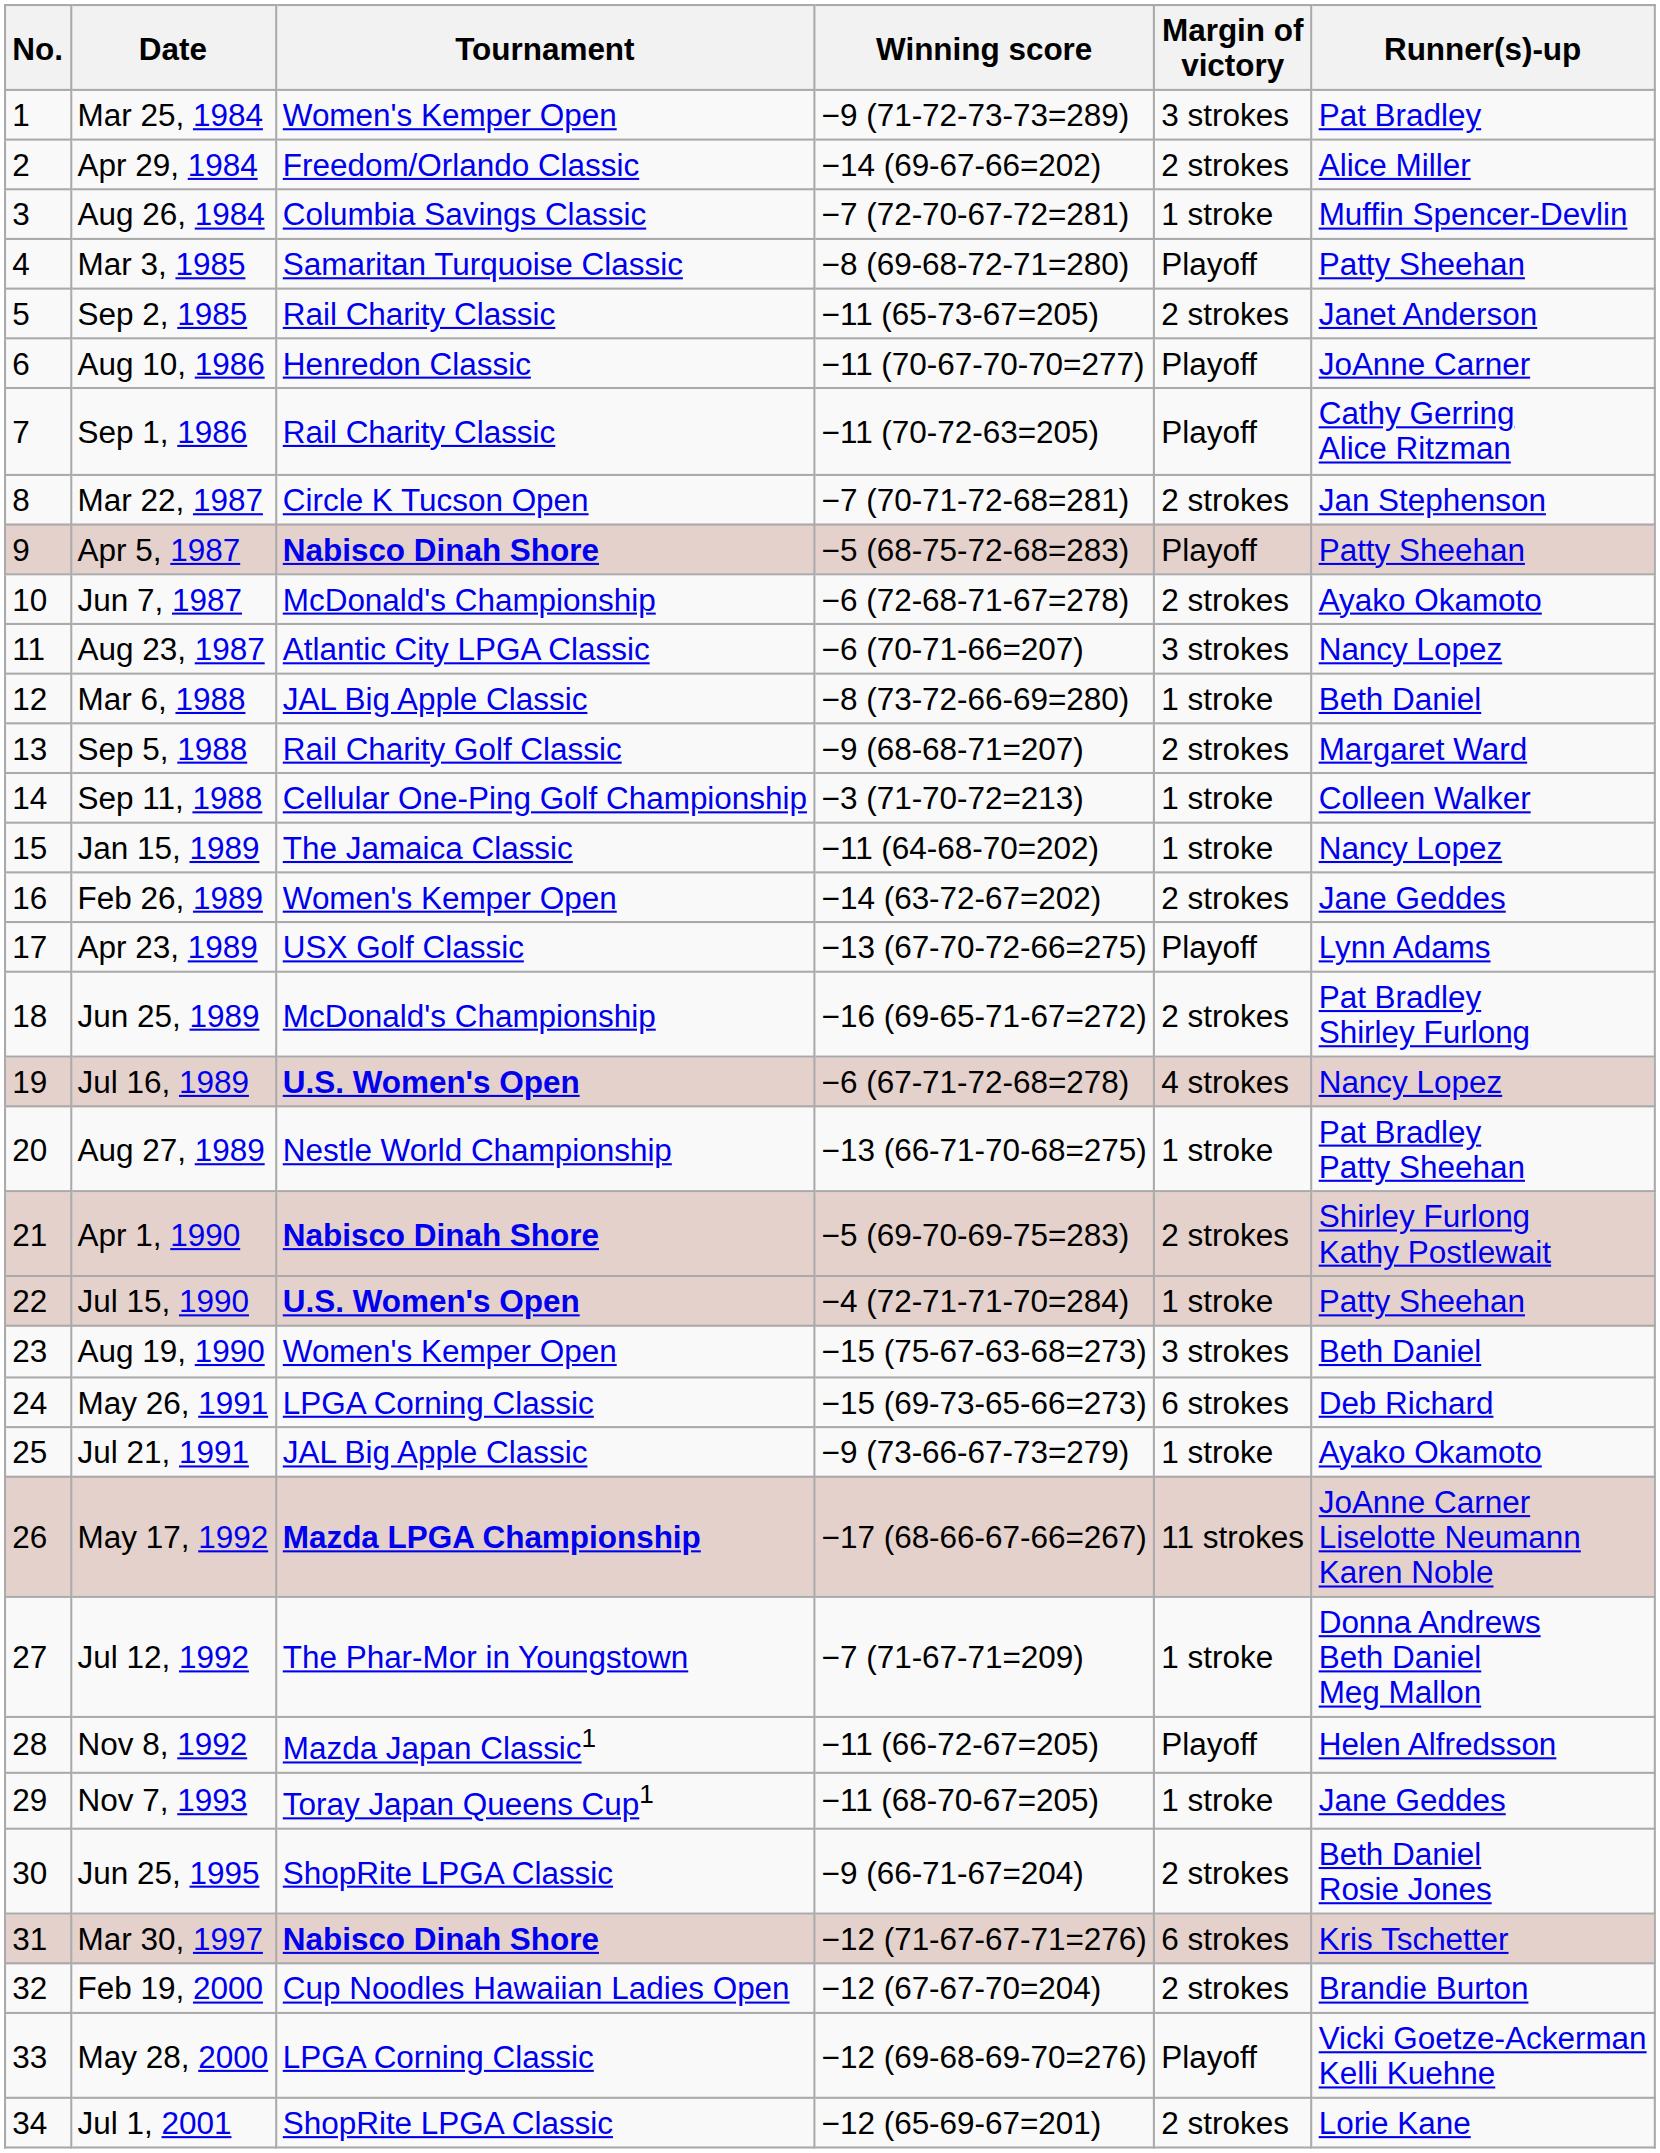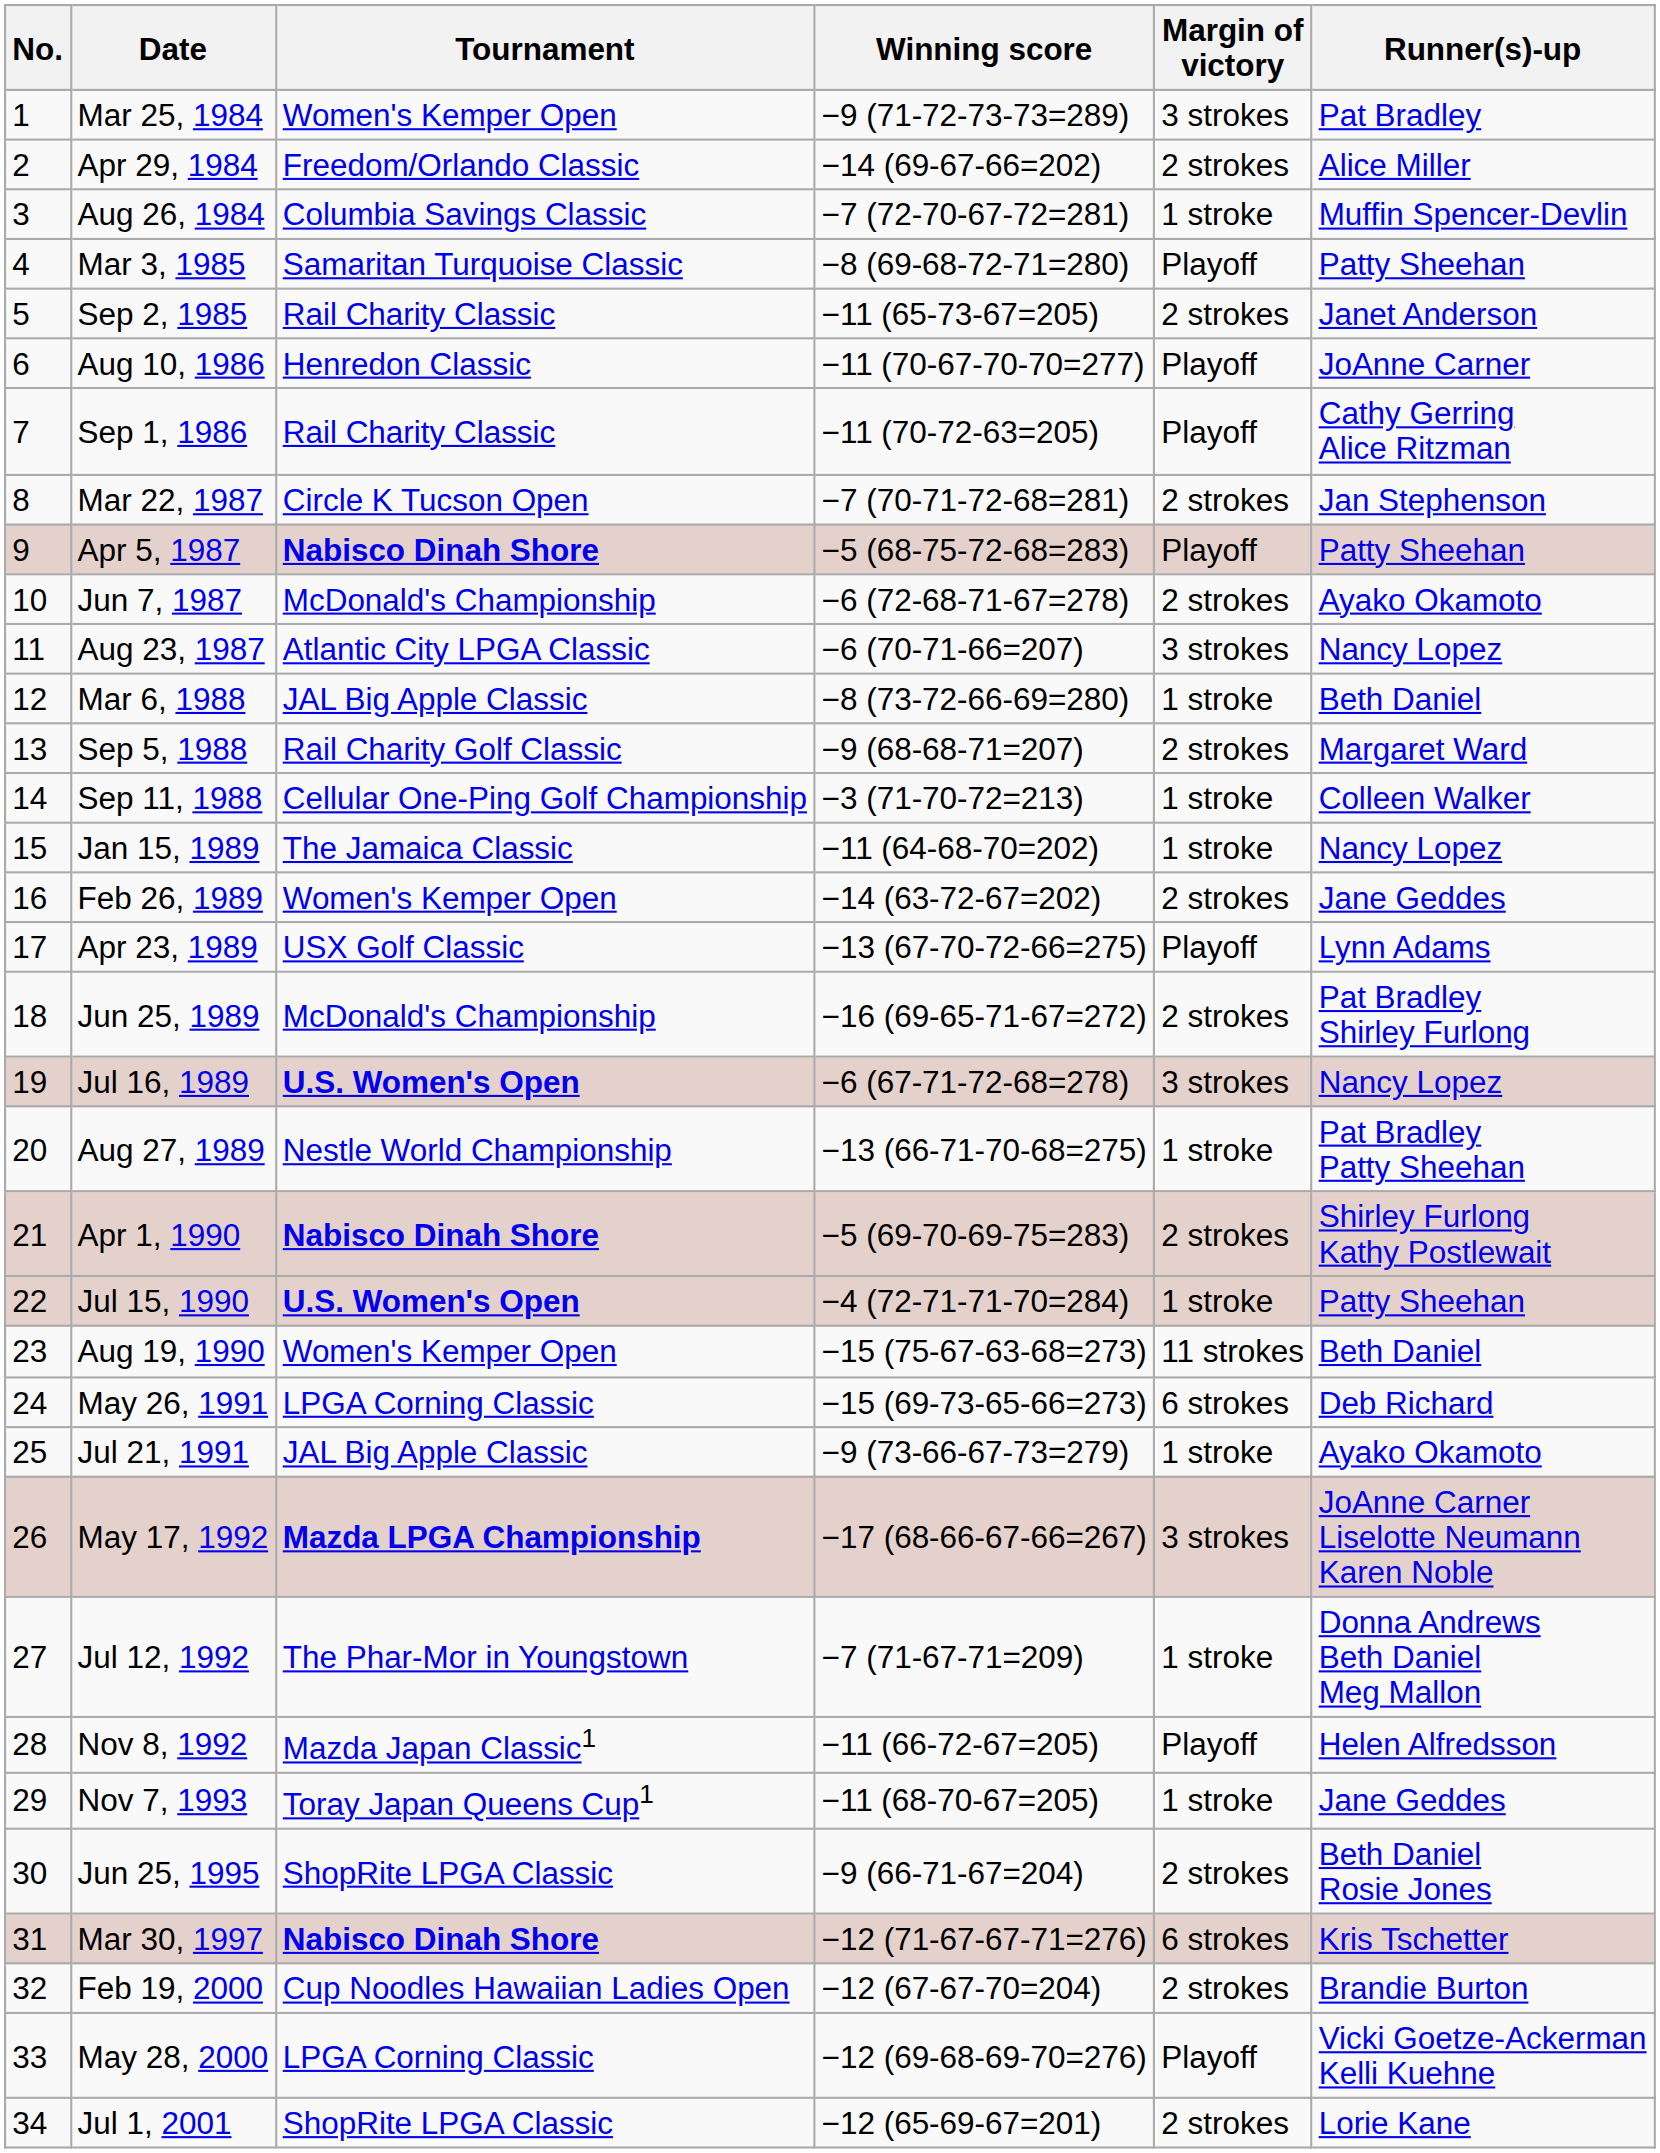(1225, 1082) 4 strokes -> (1225, 1082) 3 strokes
(1225, 1352) 3 strokes -> (1233, 1352) 11 strokes
(1233, 1536) 11 strokes -> (1225, 1536) 3 strokes
